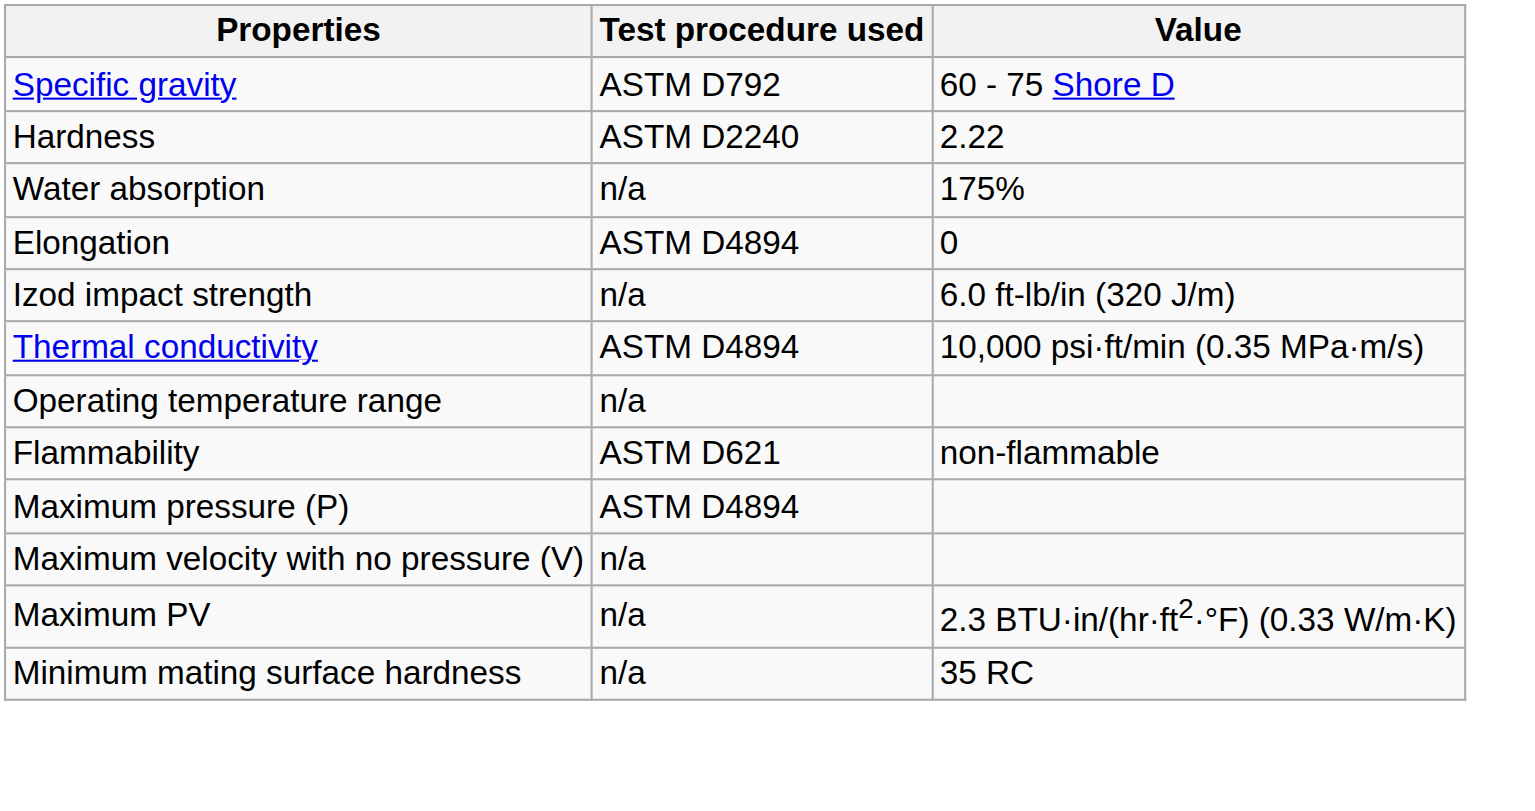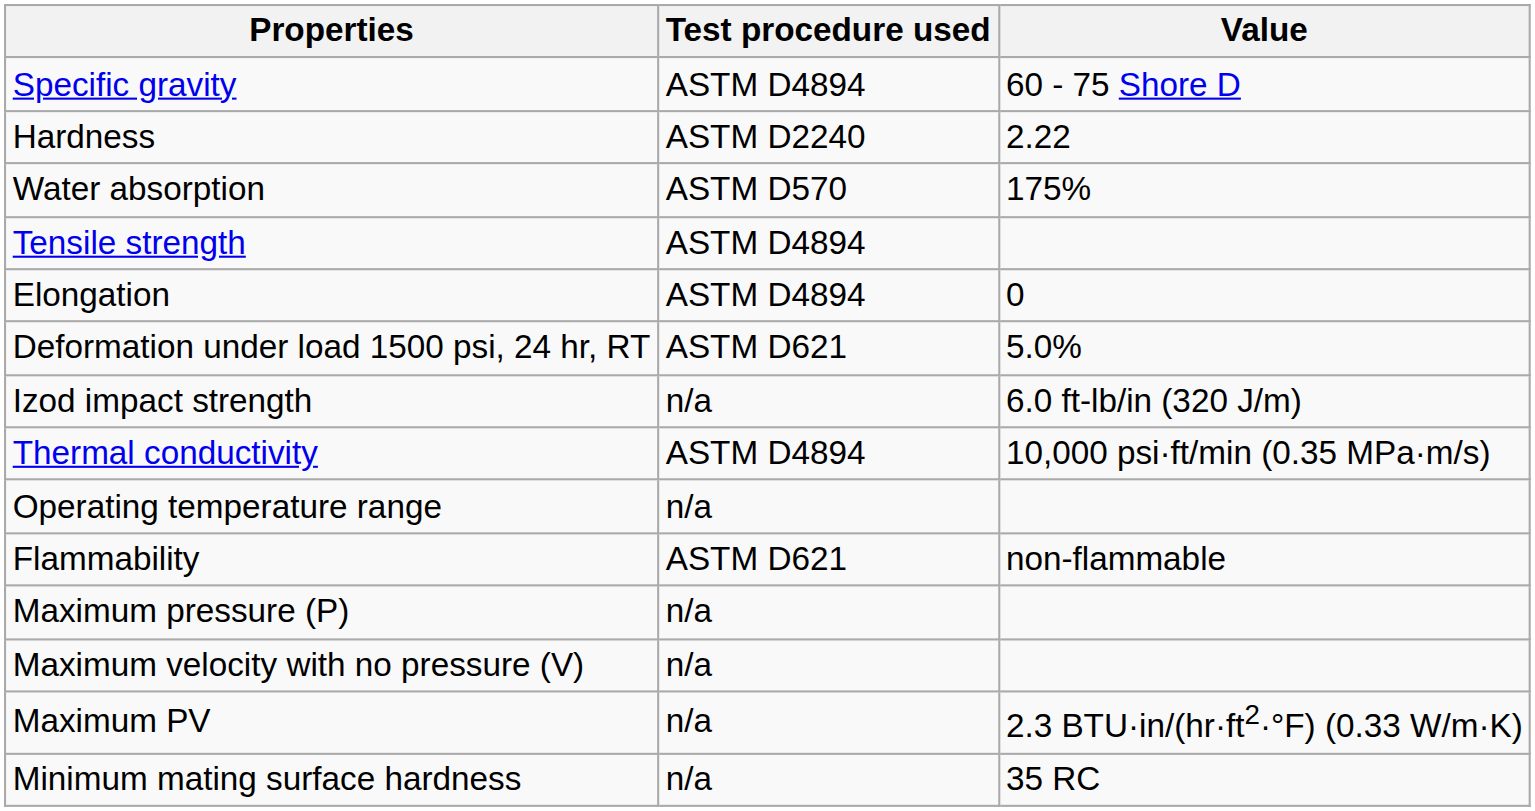(690, 83) ASTM D792 -> (766, 83) ASTM D4894
(623, 189) n/a -> (756, 189) ASTM D570
+ row: (129, 242)
+ row: (332, 347)
(699, 505) ASTM D4894 -> (689, 611) n/a
